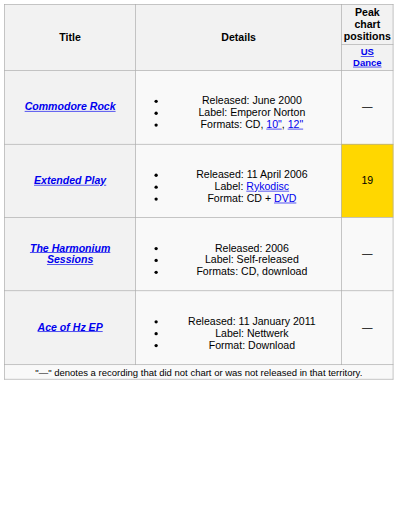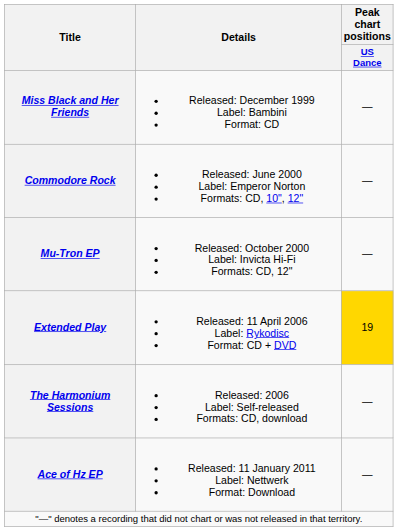+ row: (70, 107)
+ row: (70, 254)
